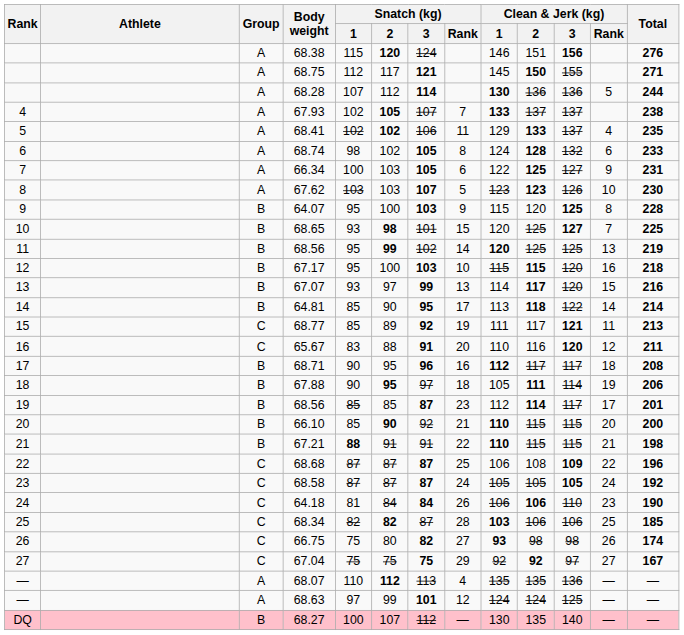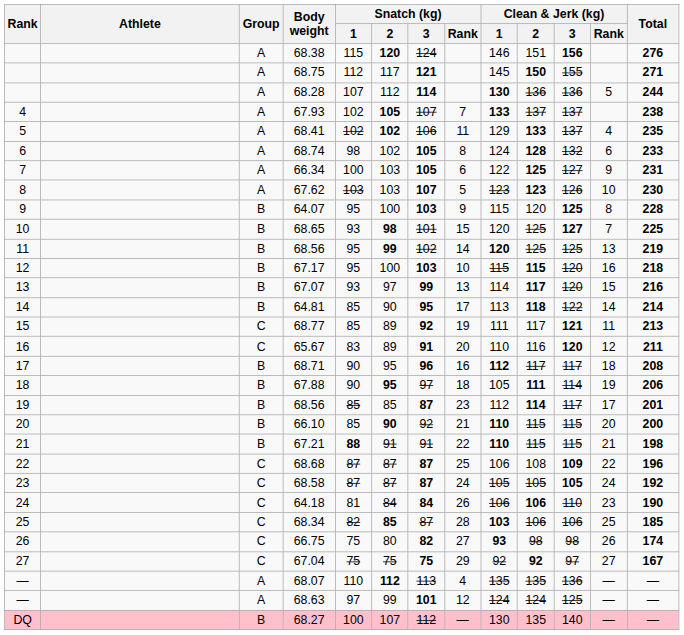(390, 346) 88 -> (390, 346) 89
(390, 522) 82 -> (390, 522) 85
